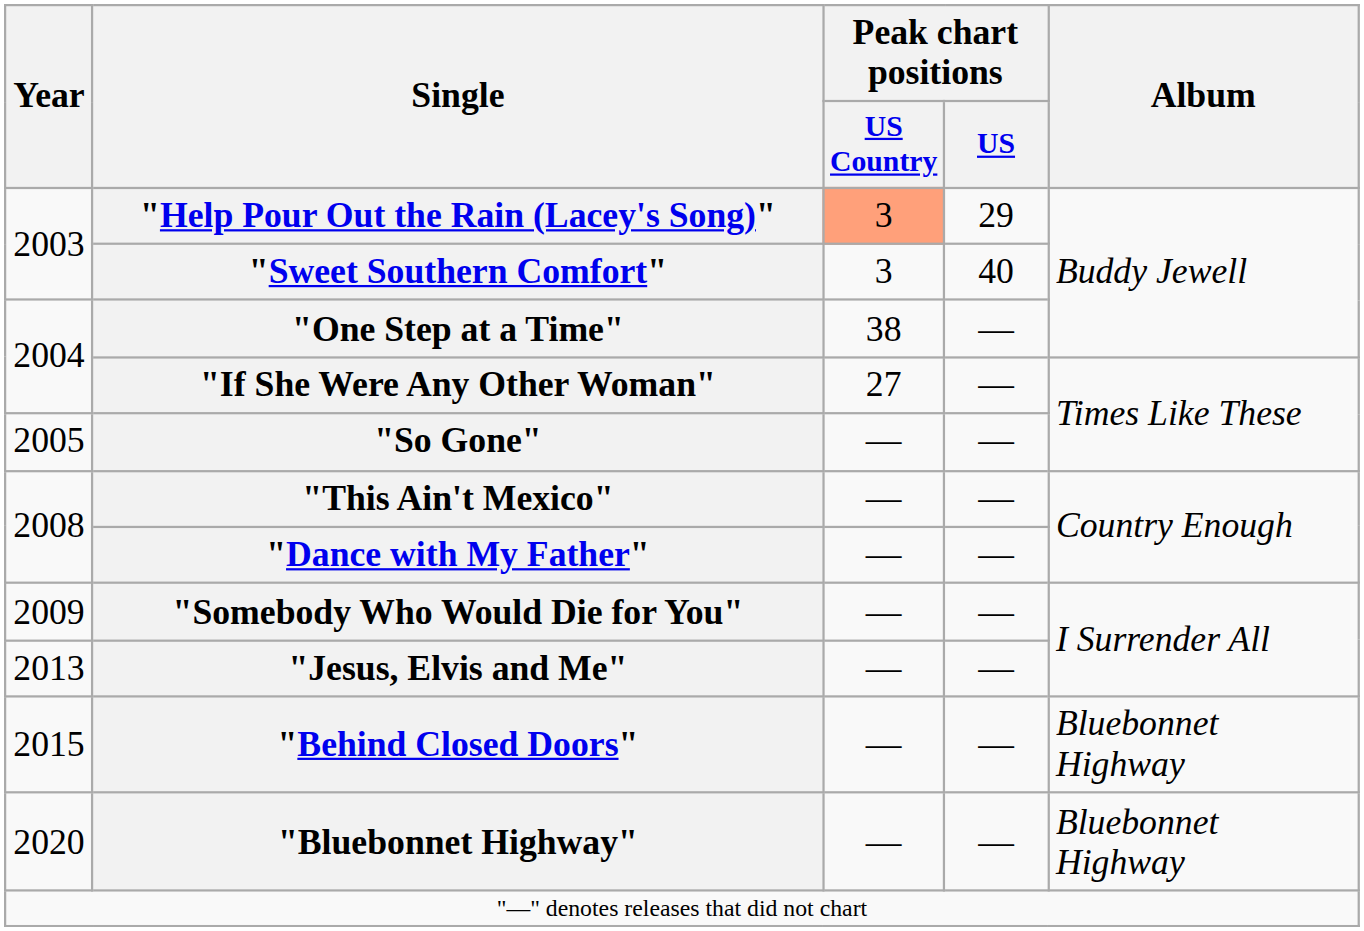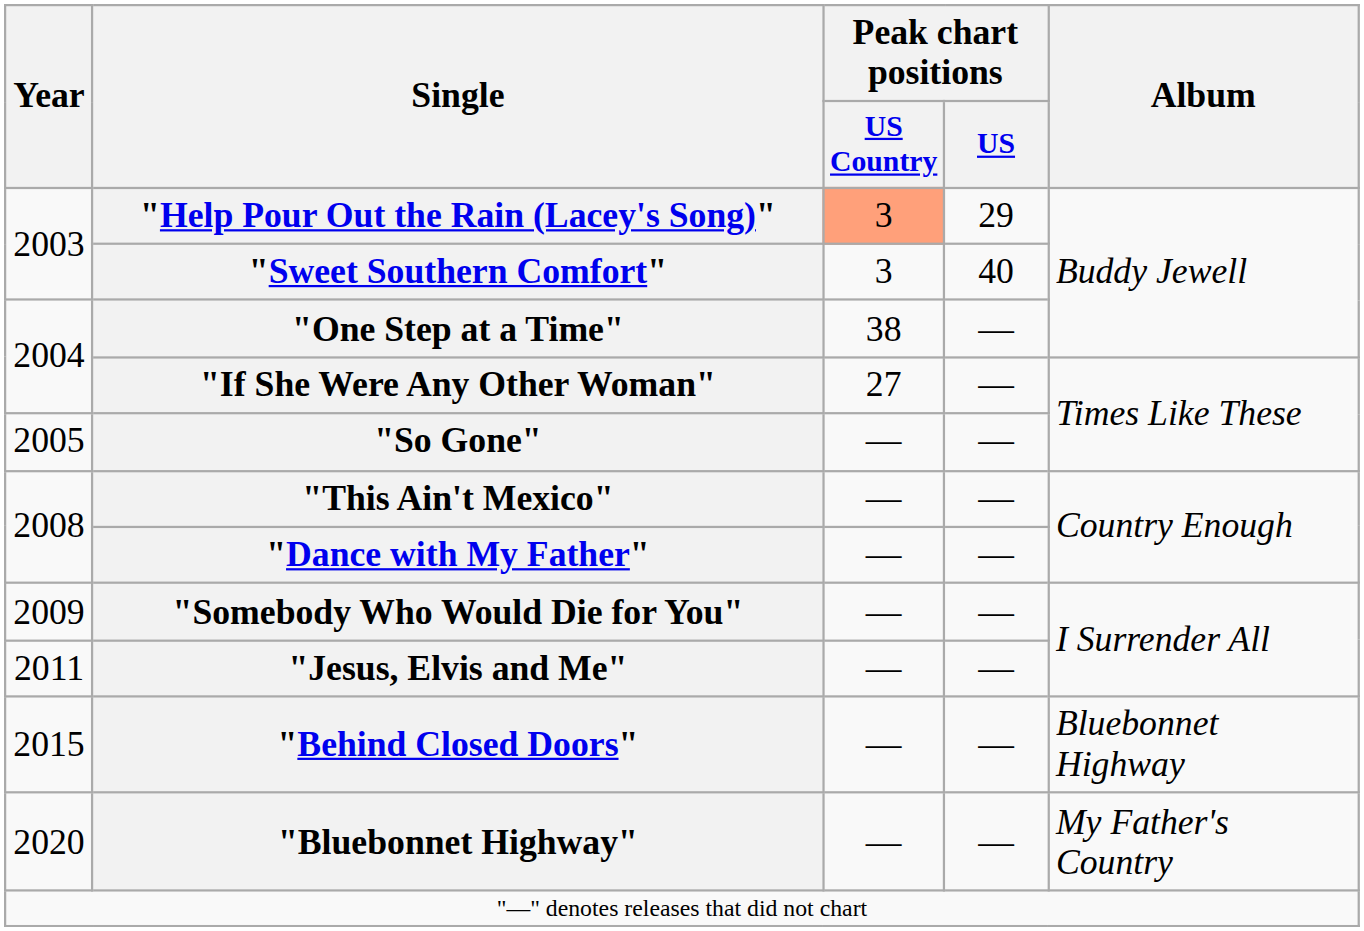(49, 667) 2013 -> (49, 667) 2011
(1137, 841) Bluebonnet Highway -> (1142, 841) My Father's Country
